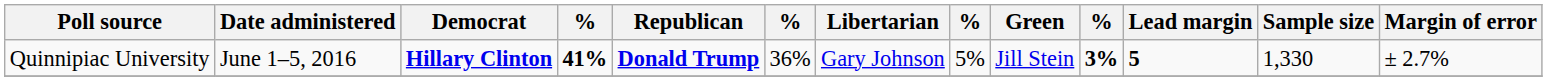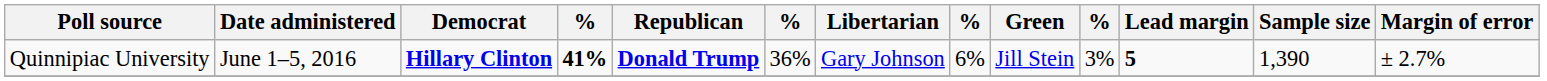(970, 57) 5% -> (970, 57) 6%
(1101, 57) bold -> (1100, 57) normal
(1288, 57) 1,330 -> (1284, 57) 1,390
